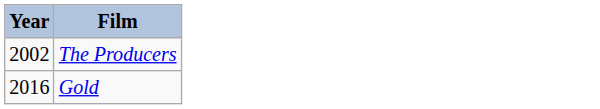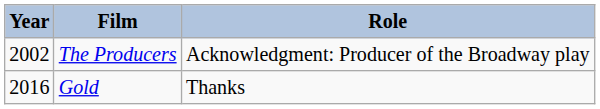+ column: (388, 21)
